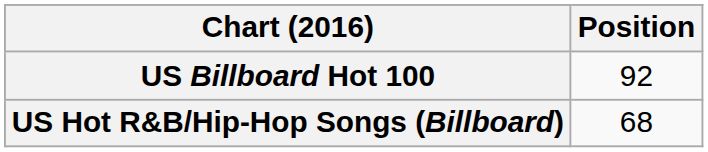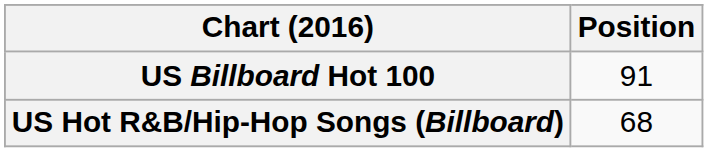(636, 75) 92 -> (636, 75) 91
